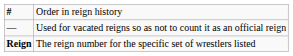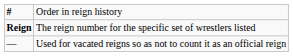rows swapped: (19, 43) <-> (12, 28)
